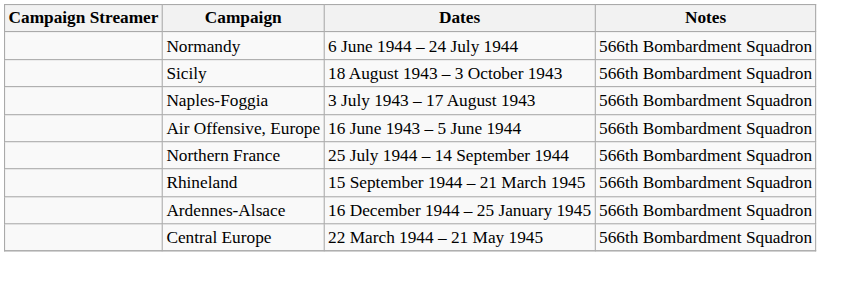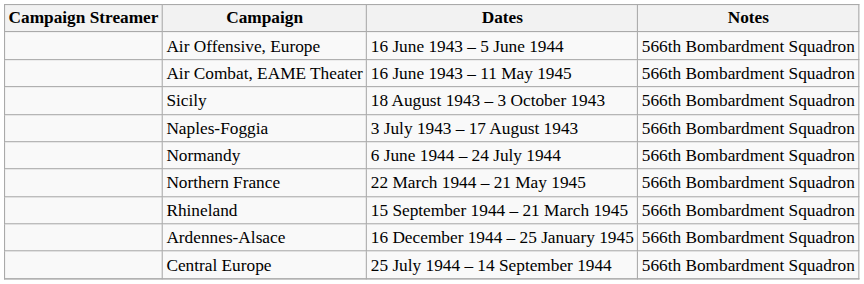rows swapped: (243, 127) <-> (203, 45)
+ row: (265, 73)
(449, 155) 25 July 1944 – 14 September 1944 -> (478, 182) 22 March 1944 – 21 May 1945
(436, 237) 22 March 1944 – 21 May 1945 -> (491, 264) 25 July 1944 – 14 September 1944
